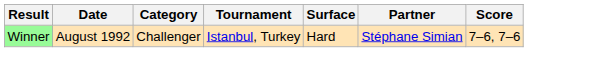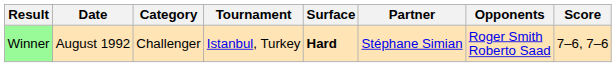+ column: (510, 15)
(321, 36) normal -> (322, 43) bold
